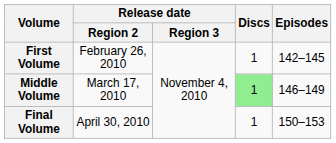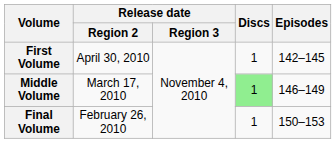(113, 58) February 26, 2010 -> (113, 58) April 30, 2010
(113, 122) April 30, 2010 -> (113, 122) February 26, 2010
